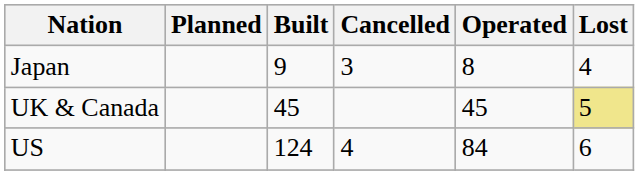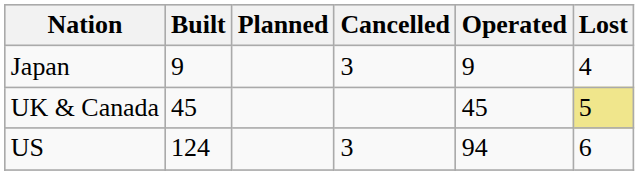columns swapped: (216, 25) <-> (301, 25)
(468, 66) 8 -> (468, 66) 9
(347, 148) 4 -> (347, 148) 3
(475, 148) 84 -> (475, 148) 94
